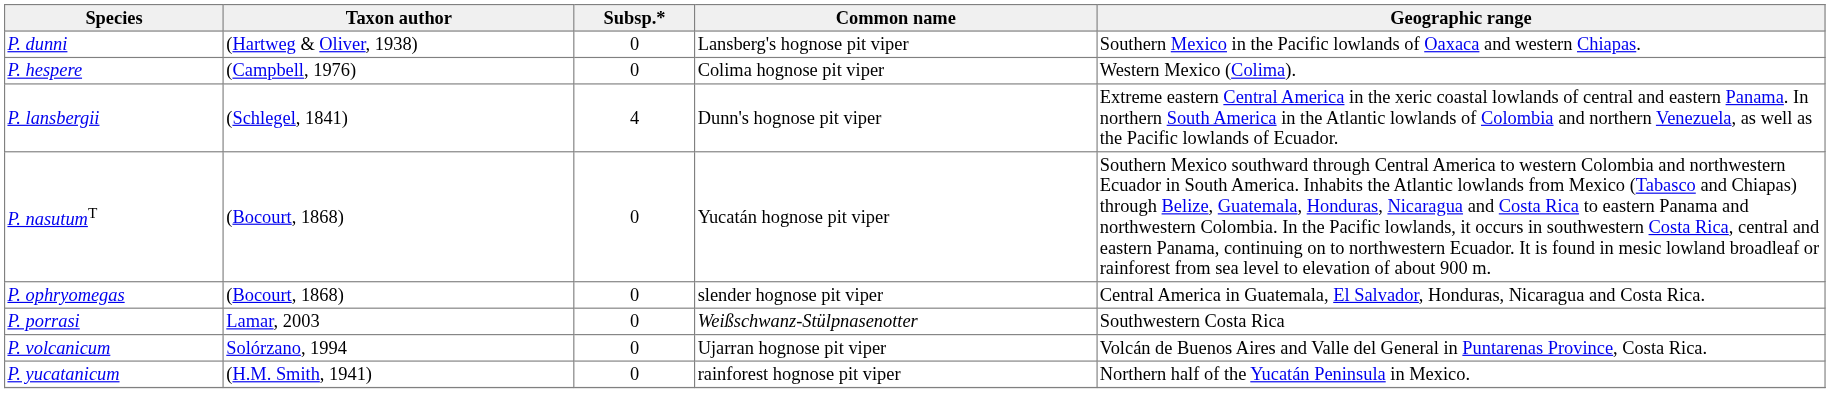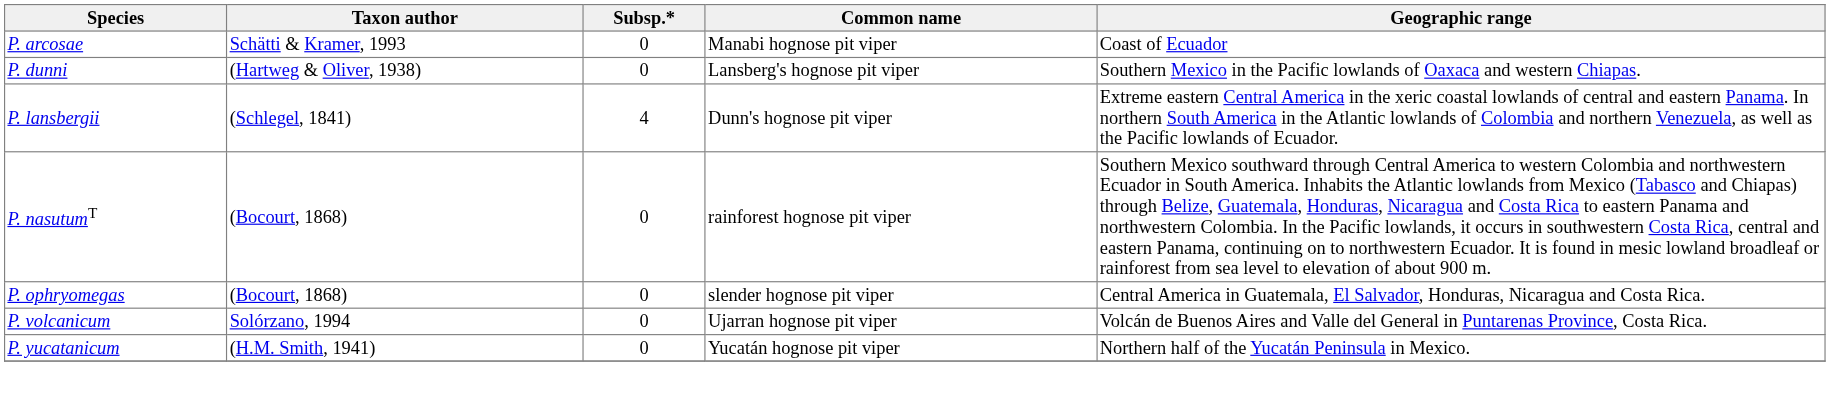+ row: (45, 44)
- row: (45, 70)
(793, 216) Yucatán hognose pit viper -> (810, 216) rainforest hognose pit viper
- row: (44, 321)
(799, 374) rainforest hognose pit viper -> (804, 347) Yucatán hognose pit viper
